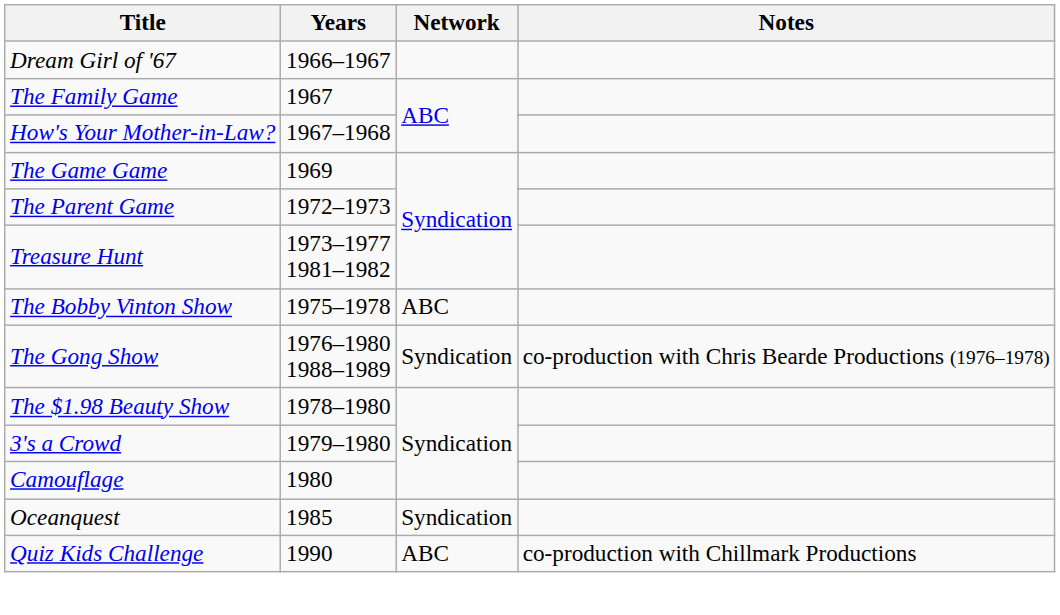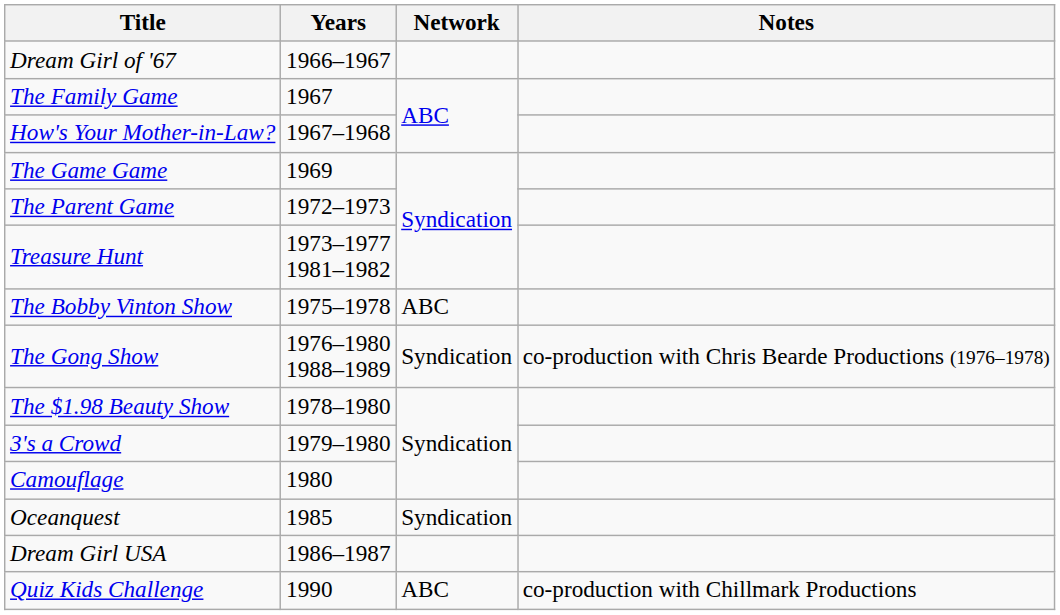+ row: (88, 553)
